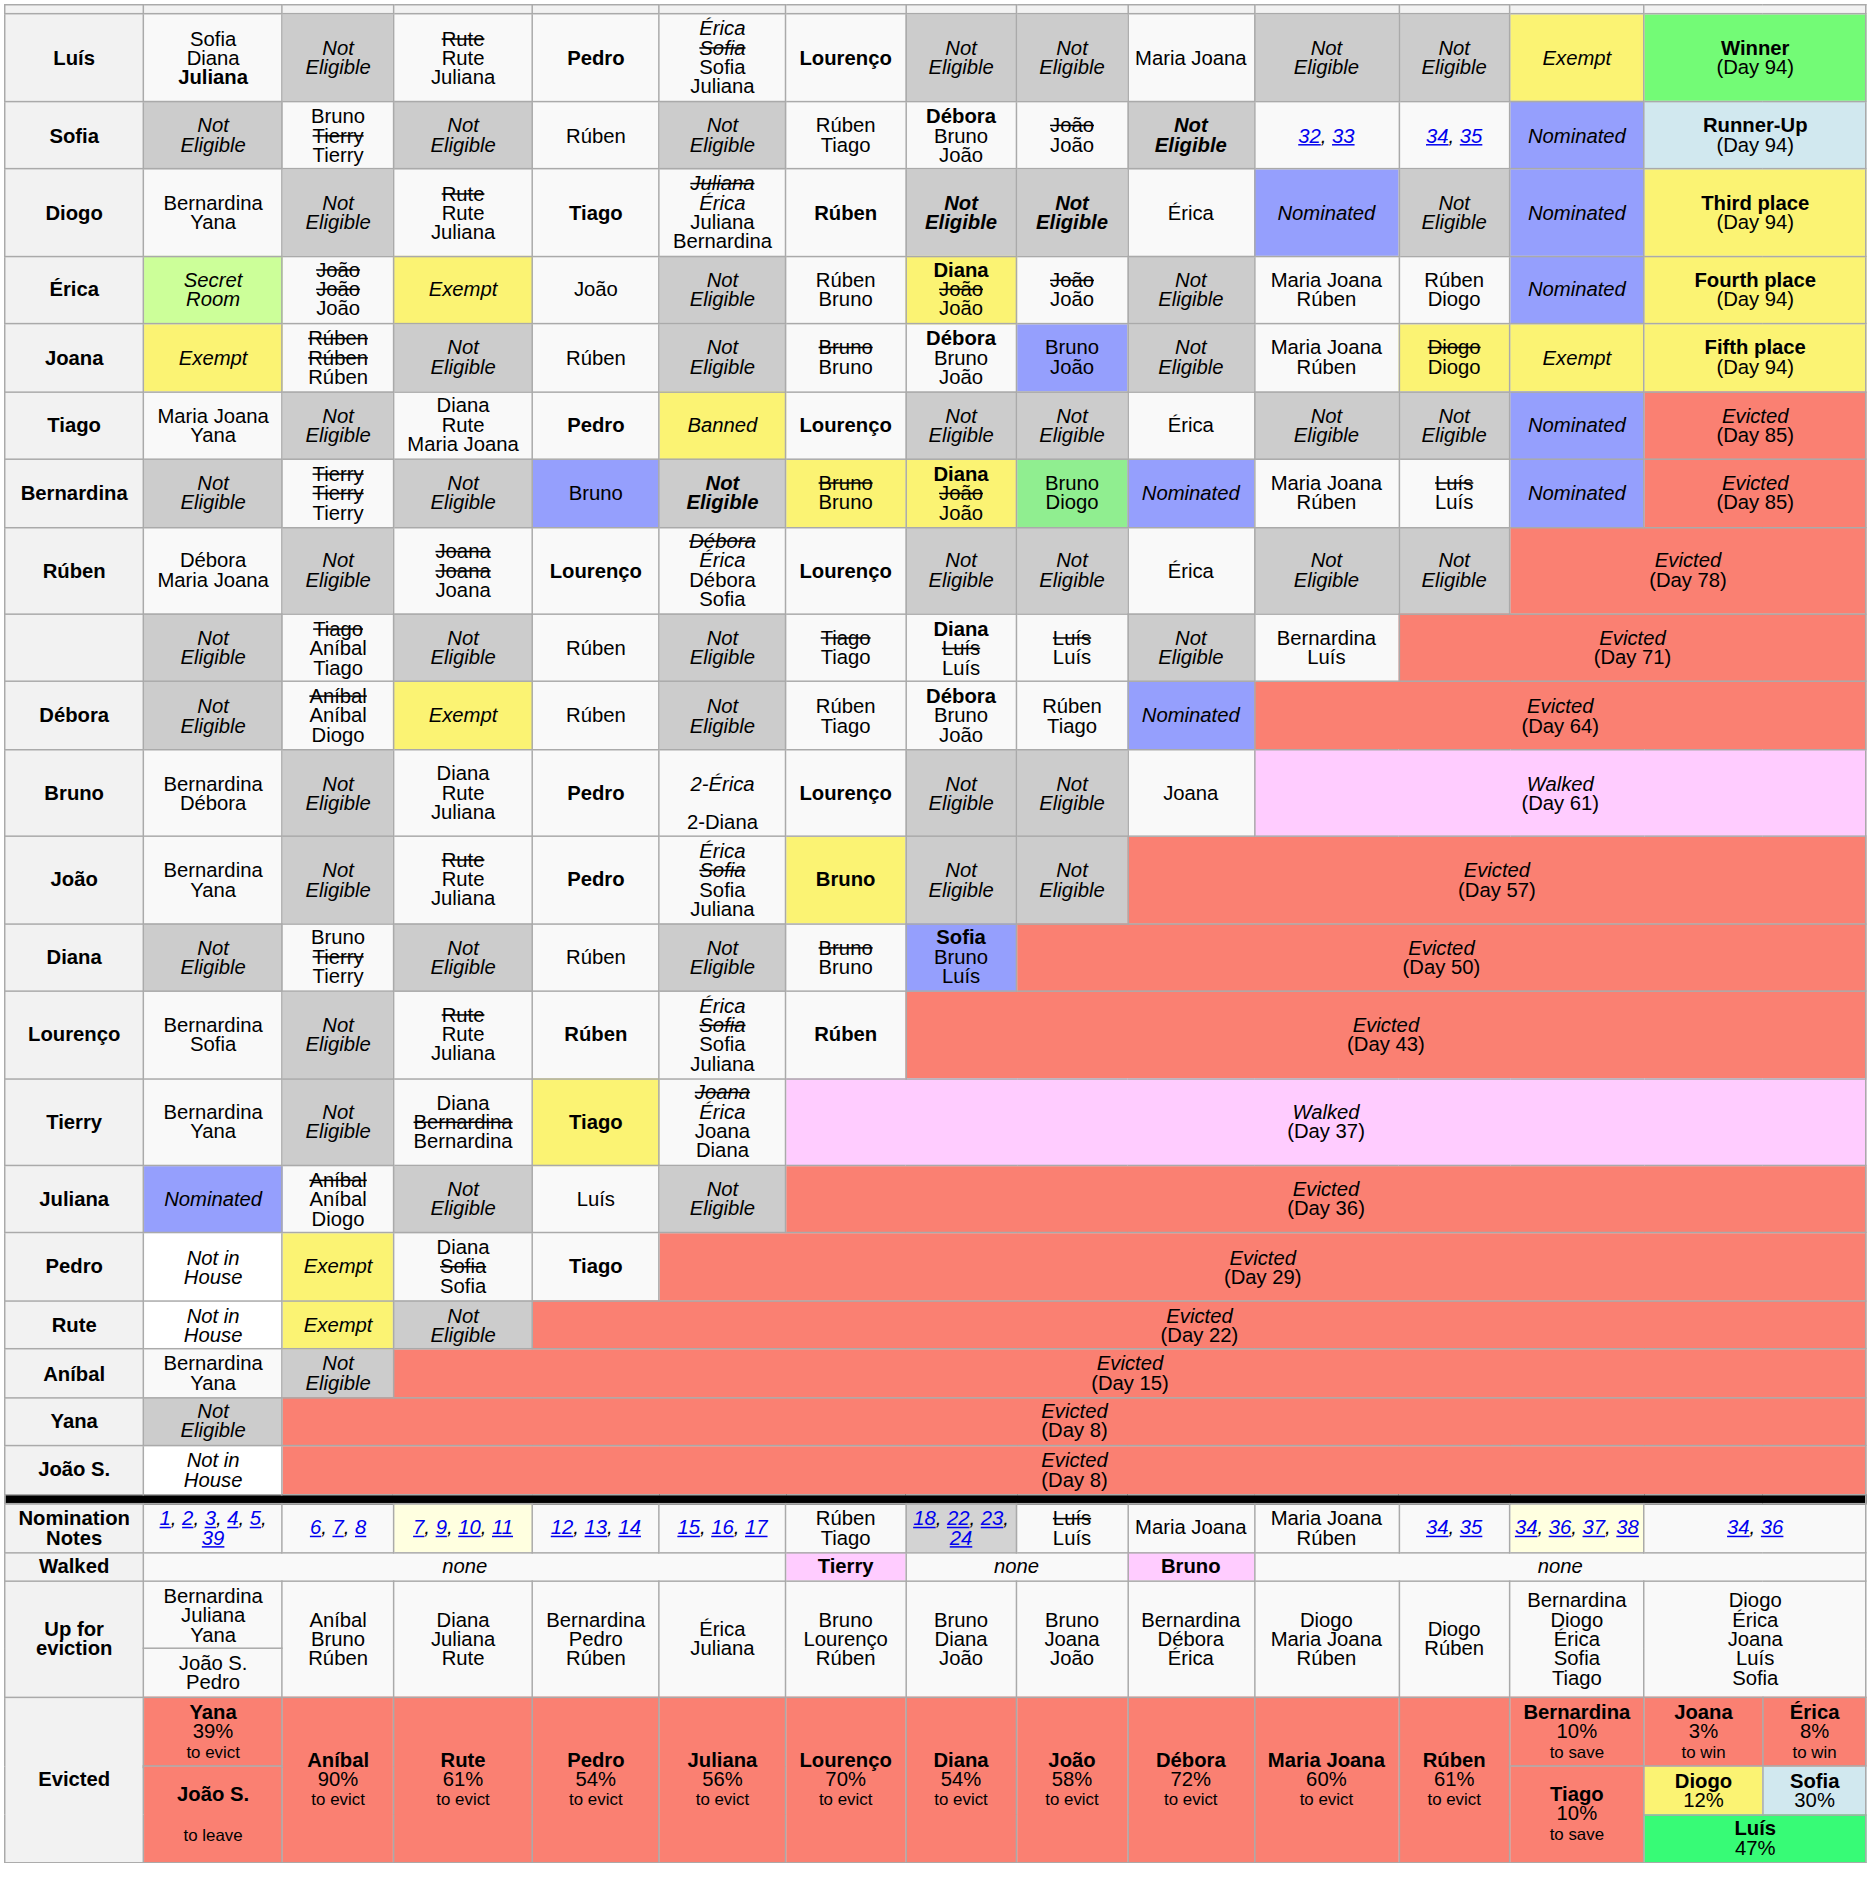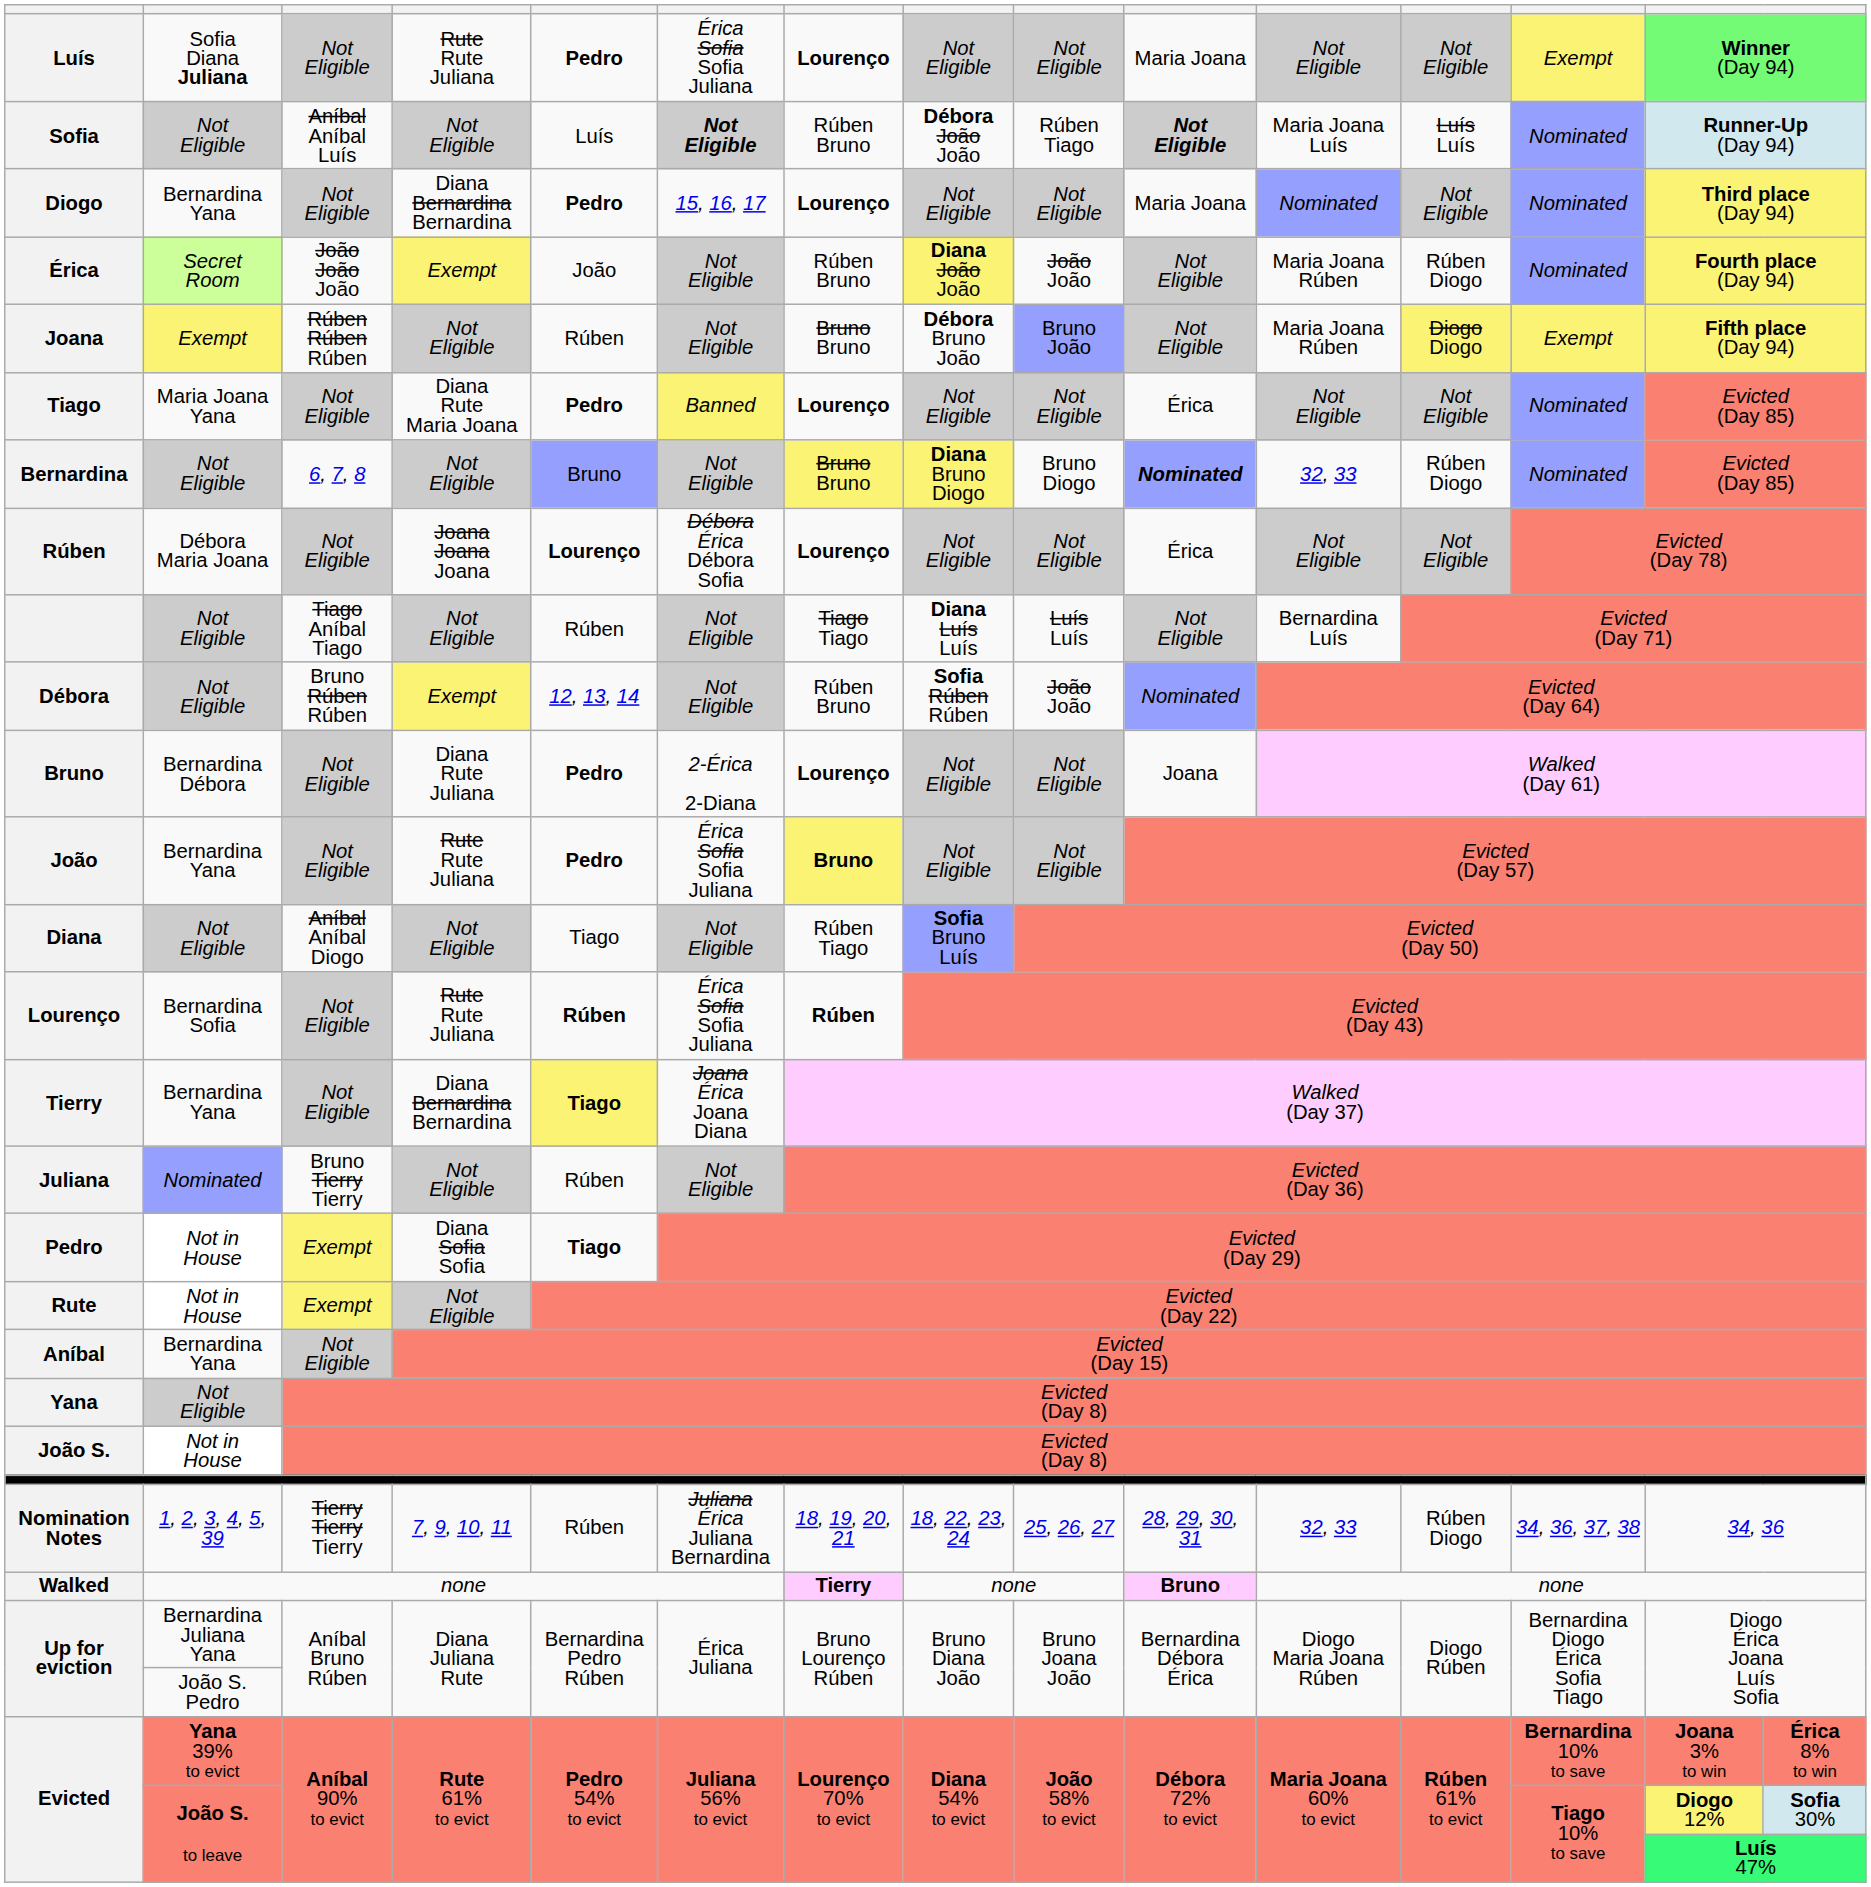(338, 135) Bruno Tierry Tierry -> (337, 135) Aníbal Aníbal Luís
(596, 135) Rúben -> (594, 135) Luís
(722, 135) normal -> (721, 135) bold
(846, 135) Rúben Tiago -> (843, 135) Rúben Bruno
(961, 135) Débora Bruno João -> (958, 135) Débora João João
(1072, 135) João João -> (1069, 135) Rúben Tiago
(1326, 135) 32, 33 -> (1328, 135) Maria Joana Luís
(1454, 135) 34, 35 -> (1456, 135) Luís Luís
(463, 212) Rute Rute Juliana -> (462, 203) Diana Bernardina Bernardina
(596, 212) Tiago -> (594, 203) Pedro
(722, 212) Juliana Érica Juliana Bernardina -> (721, 203) 15, 16, 17
(846, 212) Rúben -> (843, 203) Lourenço
(961, 212) bold -> (958, 203) normal
(1072, 212) bold -> (1069, 203) normal
(1191, 212) Érica -> (1190, 203) Maria Joana
(338, 493) Tierry Tierry Tierry -> (337, 473) 6, 7, 8
(722, 493) bold -> (721, 473) normal
(961, 493) Diana João João -> (958, 473) Diana Bruno Diogo
(1072, 493) lightgreen background -> (1069, 473) no background
(1191, 493) normal -> (1190, 473) bold
(1326, 493) Maria Joana Rúben -> (1328, 473) 32, 33
(1454, 493) Luís Luís -> (1456, 473) Rúben Diogo
(338, 715) Aníbal Aníbal Diogo -> (337, 696) Bruno Rúben Rúben
(596, 715) Rúben -> (594, 696) 12, 13, 14
(846, 715) Rúben Tiago -> (843, 696) Rúben Bruno
(961, 715) Débora Bruno João -> (958, 696) Sofia Rúben Rúben
(1072, 715) Rúben Tiago -> (1069, 696) João João
(338, 957) Bruno Tierry Tierry -> (337, 938) Aníbal Aníbal Diogo
(596, 957) Rúben -> (594, 938) Tiago
(846, 957) Bruno Bruno -> (843, 938) Rúben Tiago
(338, 1199) Aníbal Aníbal Diogo -> (337, 1180) Bruno Tierry Tierry
(596, 1199) Luís -> (594, 1180) Rúben
(338, 1528) 6, 7, 8 -> (337, 1528) Tierry Tierry Tierry
(463, 1528) lightyellow background -> (462, 1528) no background
(596, 1528) 12, 13, 14 -> (594, 1528) Rúben
(722, 1528) 15, 16, 17 -> (721, 1528) Juliana Érica Juliana Bernardina
(846, 1528) Rúben Tiago -> (843, 1528) 18, 19, 20, 21
(961, 1528) lightgrey background -> (958, 1528) no background
(1072, 1528) Luís Luís -> (1069, 1528) 25, 26, 27
(1191, 1528) Maria Joana -> (1190, 1528) 28, 29, 30, 31
(1326, 1528) Maria Joana Rúben -> (1328, 1528) 32, 33
(1454, 1528) 34, 35 -> (1456, 1528) Rúben Diogo
(1577, 1528) lightyellow background -> (1578, 1528) no background
